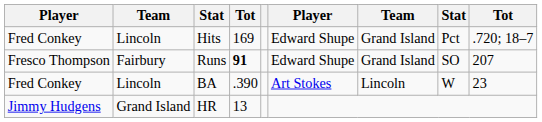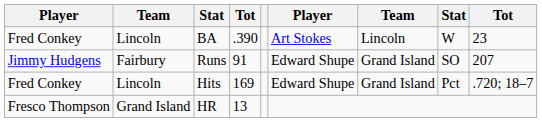rows swapped: (207, 83) <-> (209, 38)
(59, 60) Fresco Thompson -> (54, 60) Jimmy Hudgens
(240, 60) bold -> (240, 60) normal
(54, 106) Jimmy Hudgens -> (59, 106) Fresco Thompson
